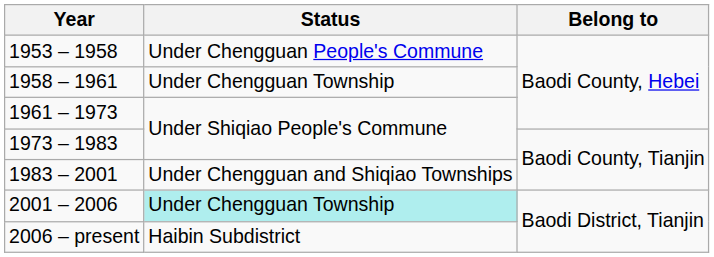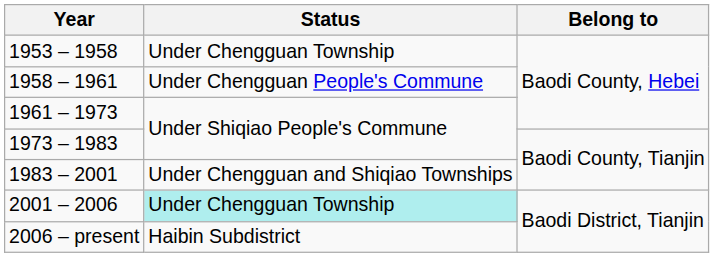(316, 50) Under Chengguan People's Commune -> (271, 50) Under Chengguan Township
(271, 81) Under Chengguan Township -> (316, 81) Under Chengguan People's Commune
